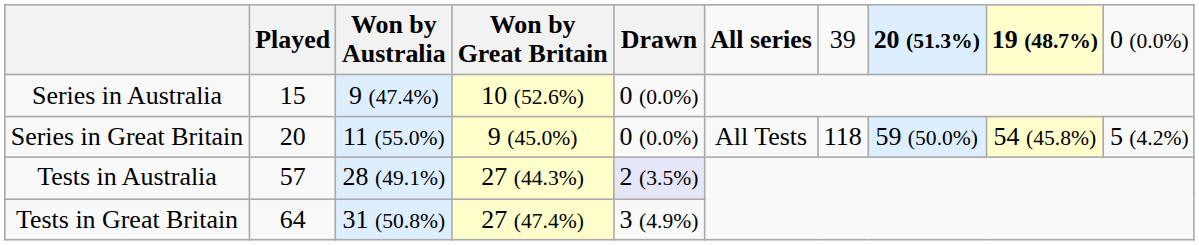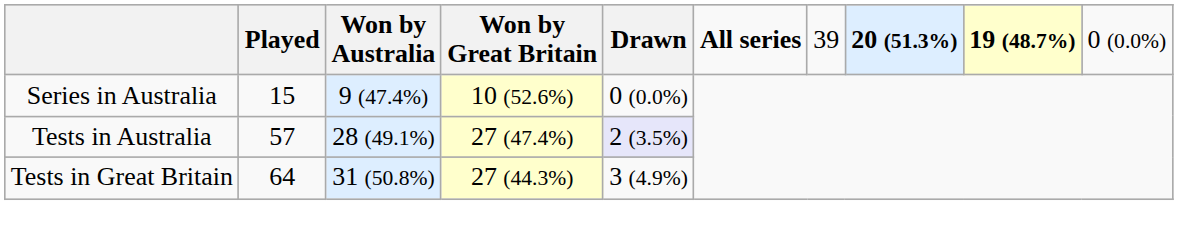- row: (127, 136)
(533, 177) 27 (44.3%) -> (522, 136) 27 (47.4%)
(533, 218) 27 (47.4%) -> (522, 177) 27 (44.3%)
